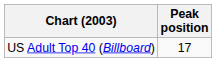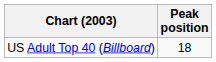(185, 47) 17 -> (185, 47) 18
